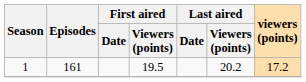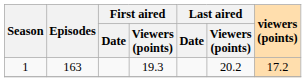(72, 67) 161 -> (72, 67) 163
(153, 67) 19.5 -> (153, 67) 19.3
